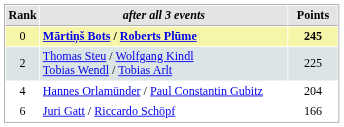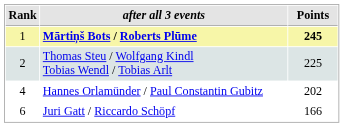(23, 36) 0 -> (23, 36) 1
(313, 91) 204 -> (313, 91) 202
